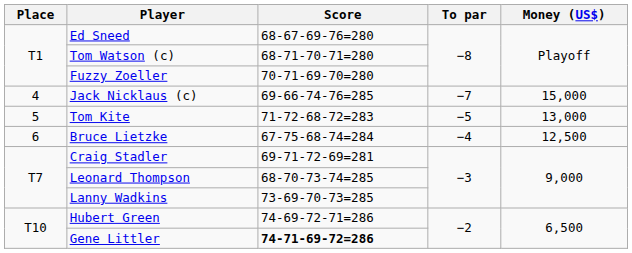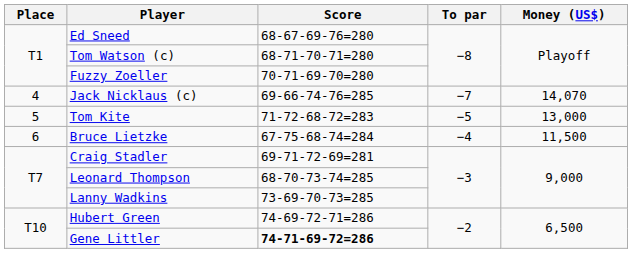(564, 96) 15,000 -> (564, 96) 14,070
(564, 137) 12,500 -> (564, 137) 11,500
